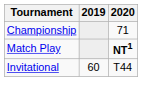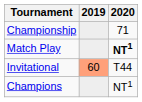(94, 67) no background -> (94, 67) lightsalmon background
+ row: (34, 86)
